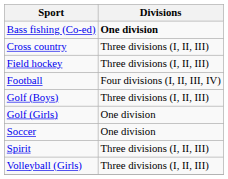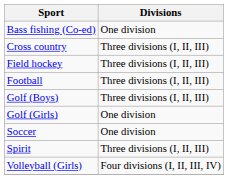(129, 30) bold -> (128, 30) normal
(161, 81) Four divisions (I, II, III, IV) -> (155, 81) Three divisions (I, II, III)
(155, 166) Three divisions (I, II, III) -> (161, 166) Four divisions (I, II, III, IV)
